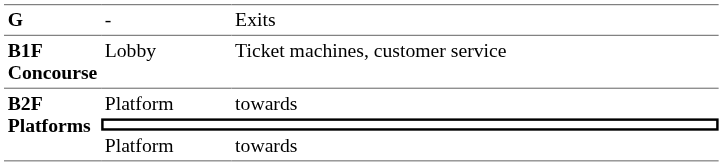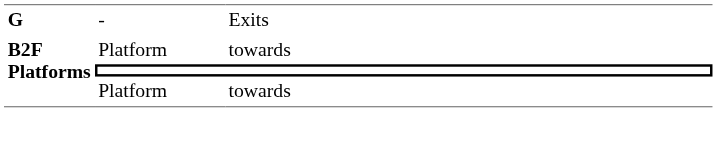- row: (130, 50)
